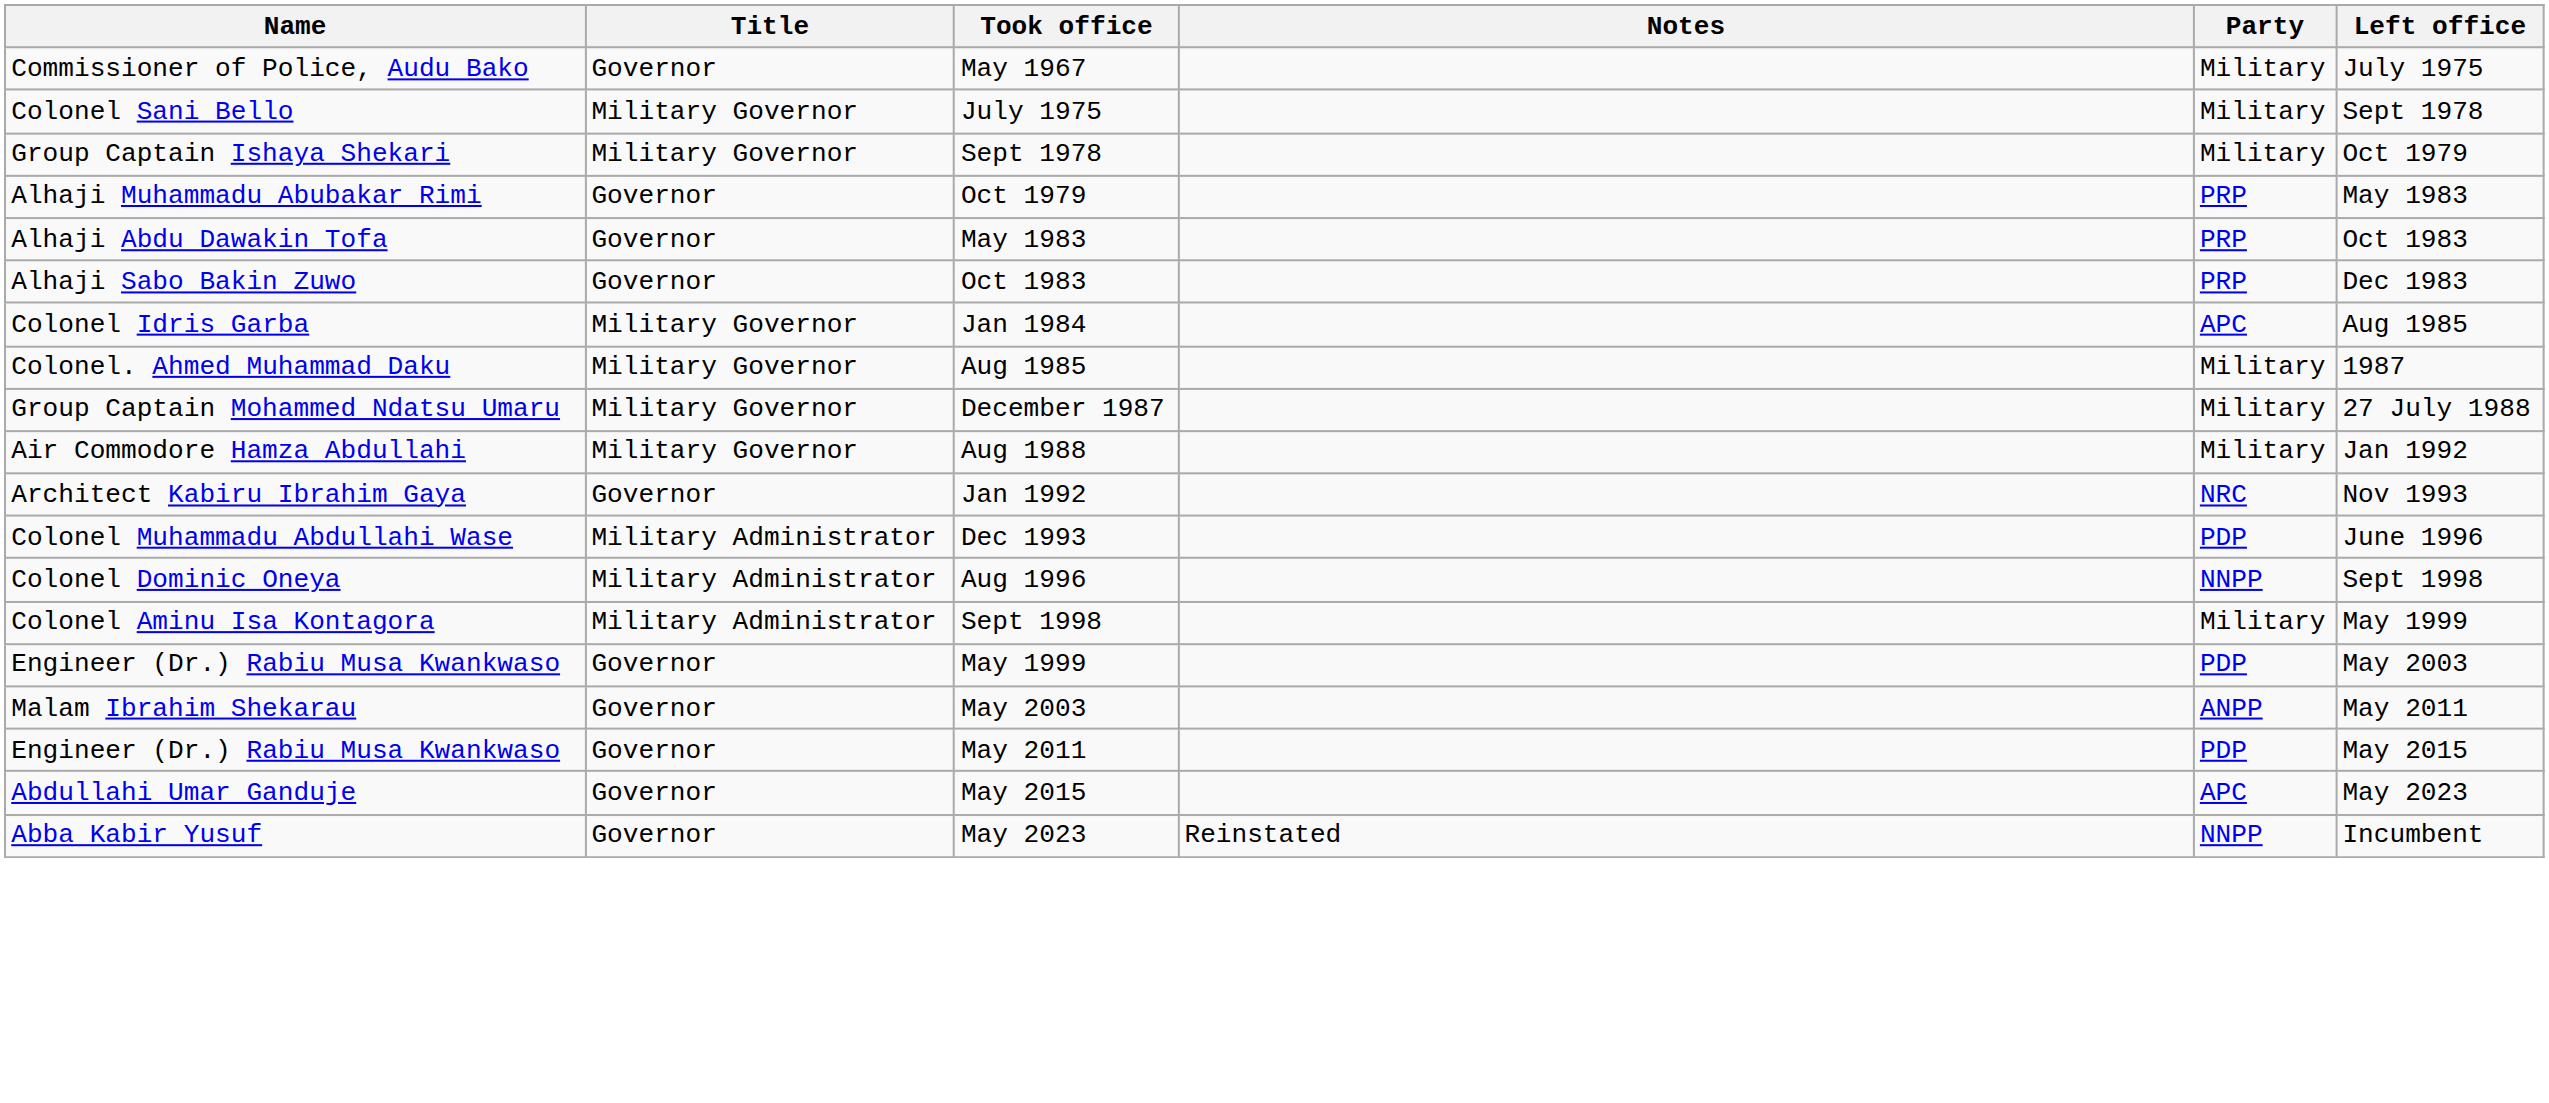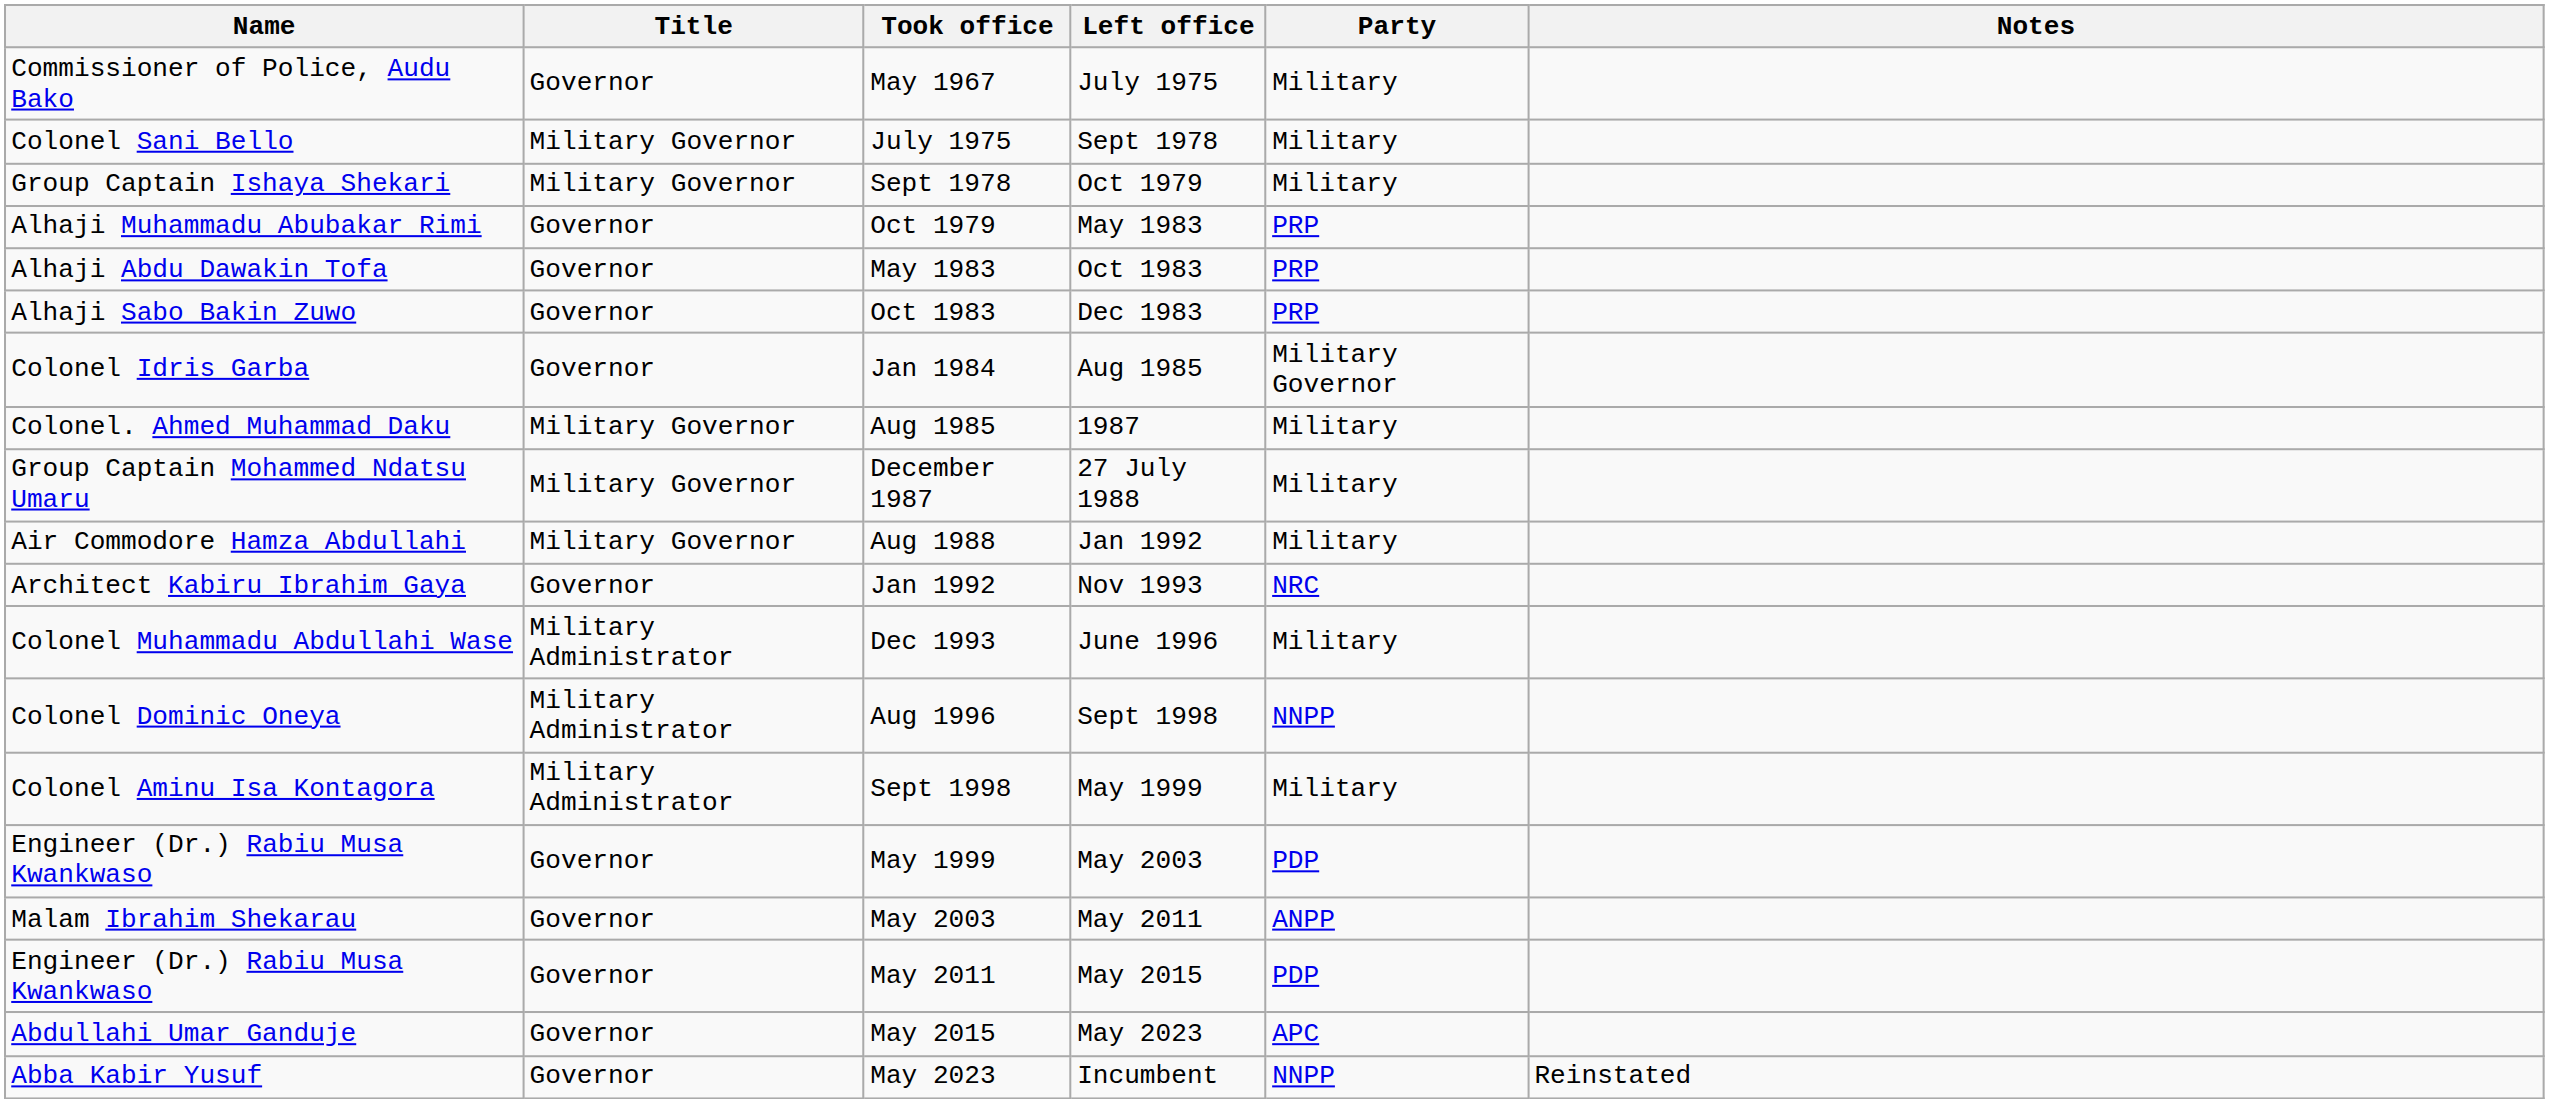columns swapped: (2440, 26) <-> (1686, 26)
(725, 324) Military Governor -> (592, 370) Governor
(2223, 324) APC -> (1335, 370) Military Governor
(2223, 537) PDP -> (1335, 643) Military
